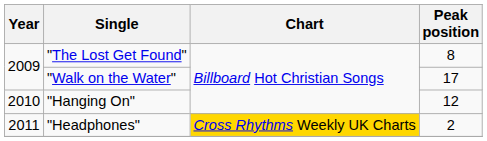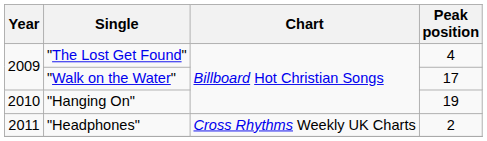(451, 55) 8 -> (451, 55) 4
(451, 101) 12 -> (451, 101) 19
(305, 124) gold background -> (305, 124) no background
